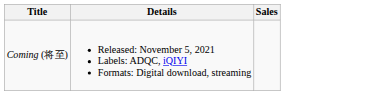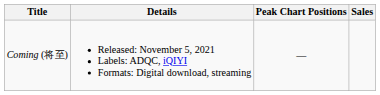+ column: (301, 12)
